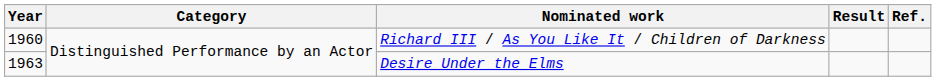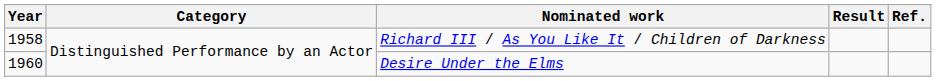(26, 40) 1960 -> (26, 40) 1958
(26, 64) 1963 -> (26, 64) 1960
